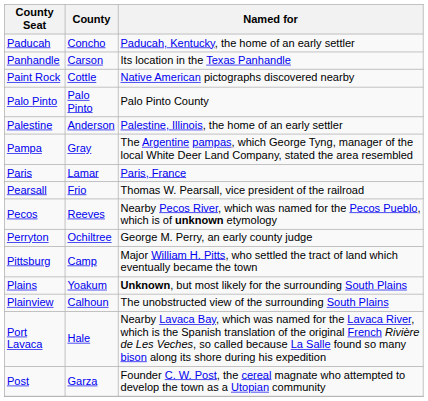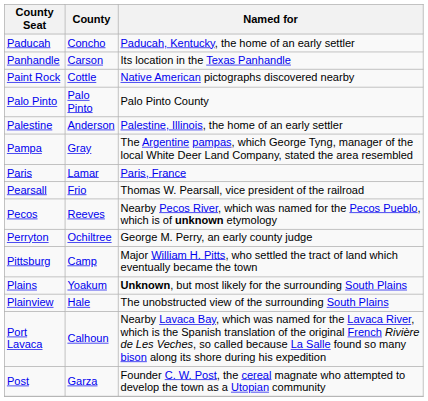(88, 302) Calhoun -> (79, 302) Hale
(79, 339) Hale -> (88, 339) Calhoun
